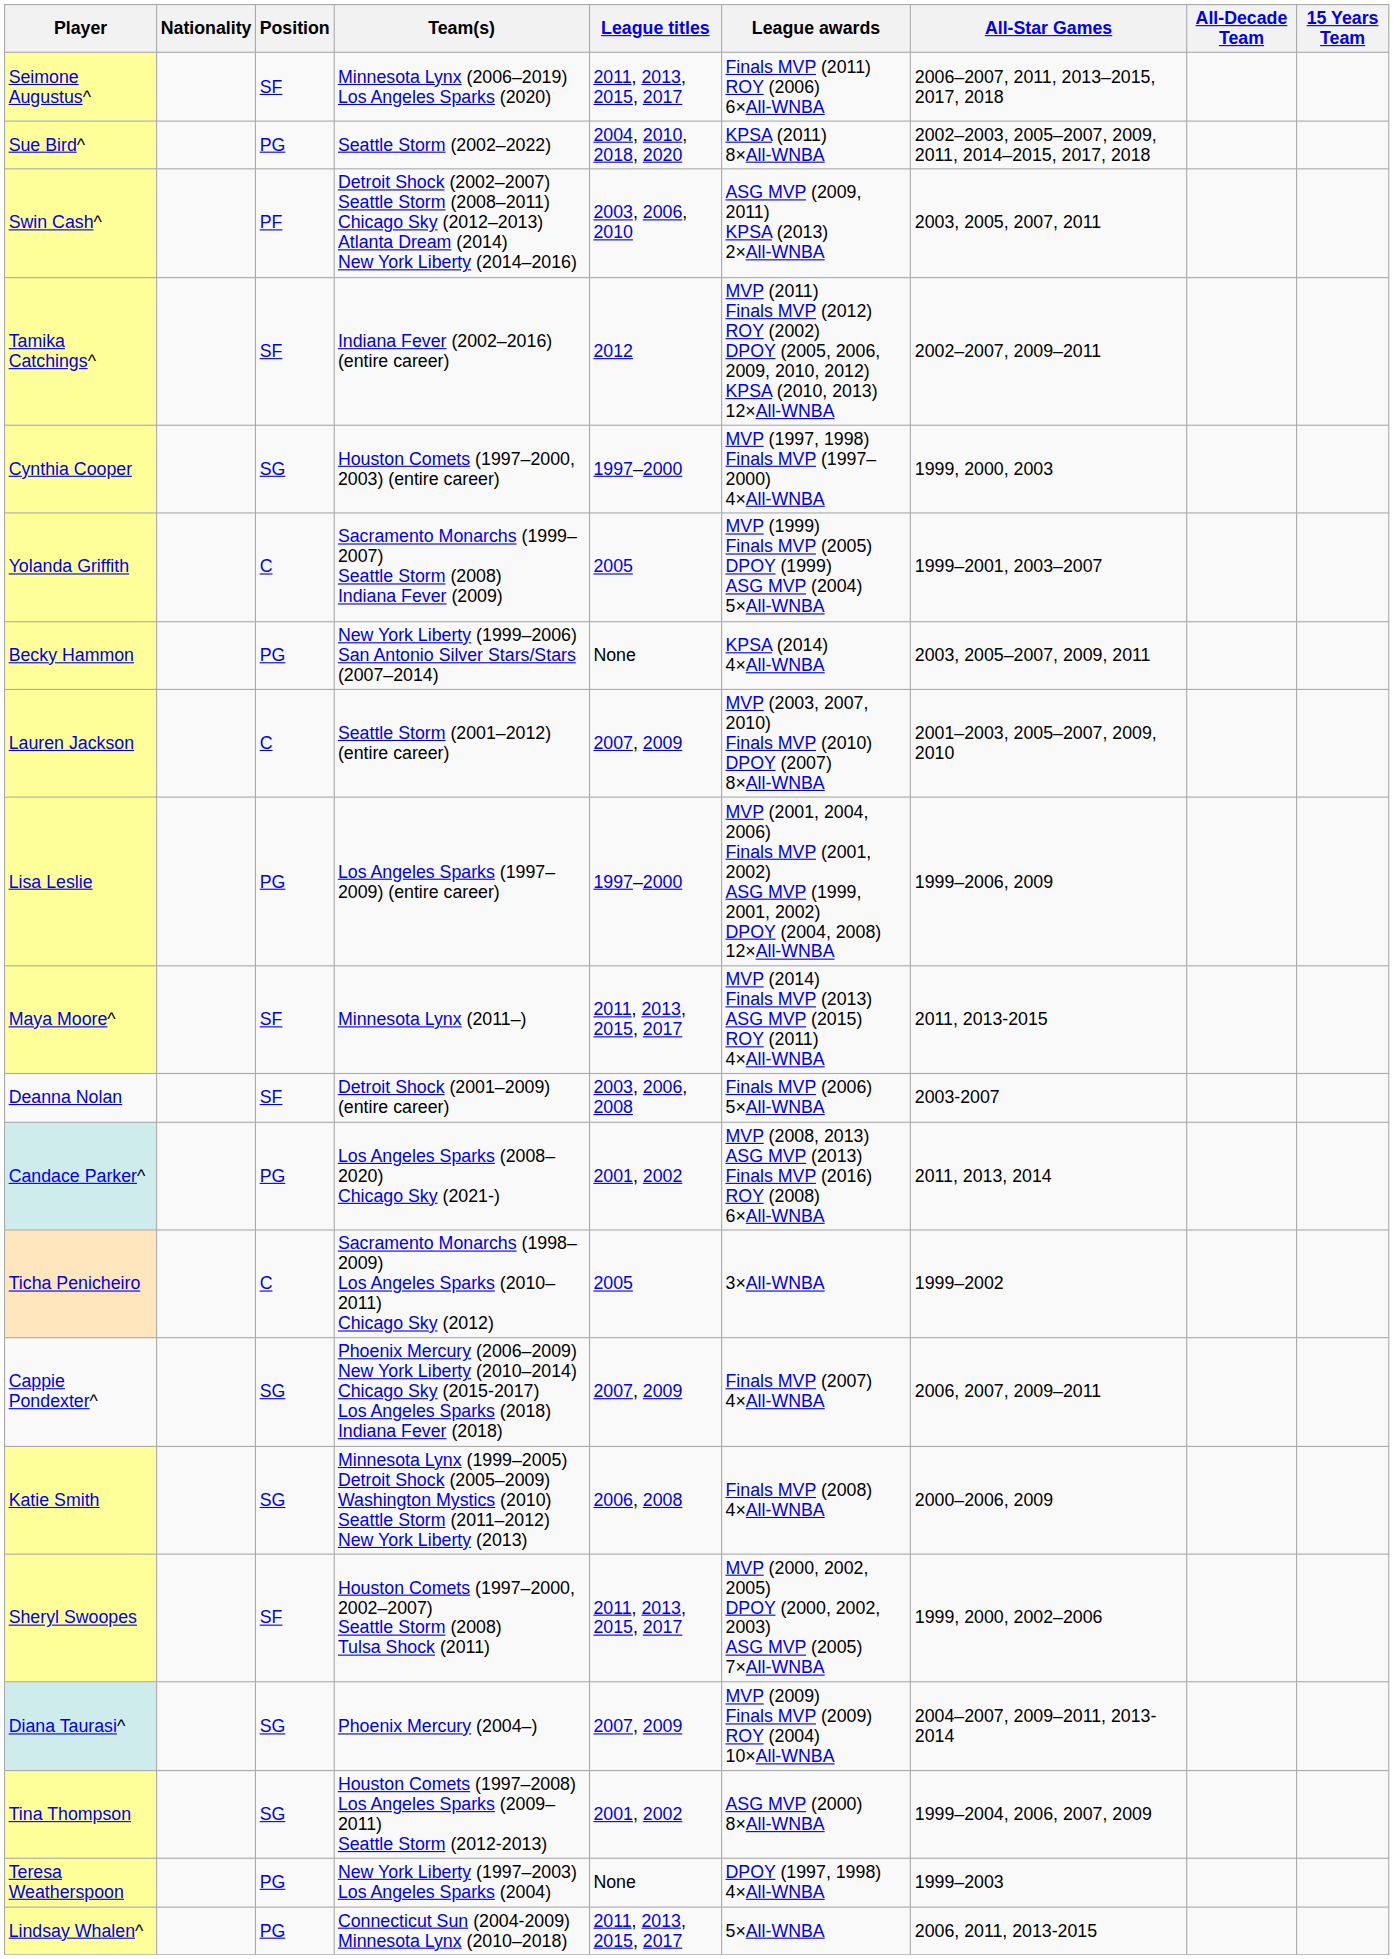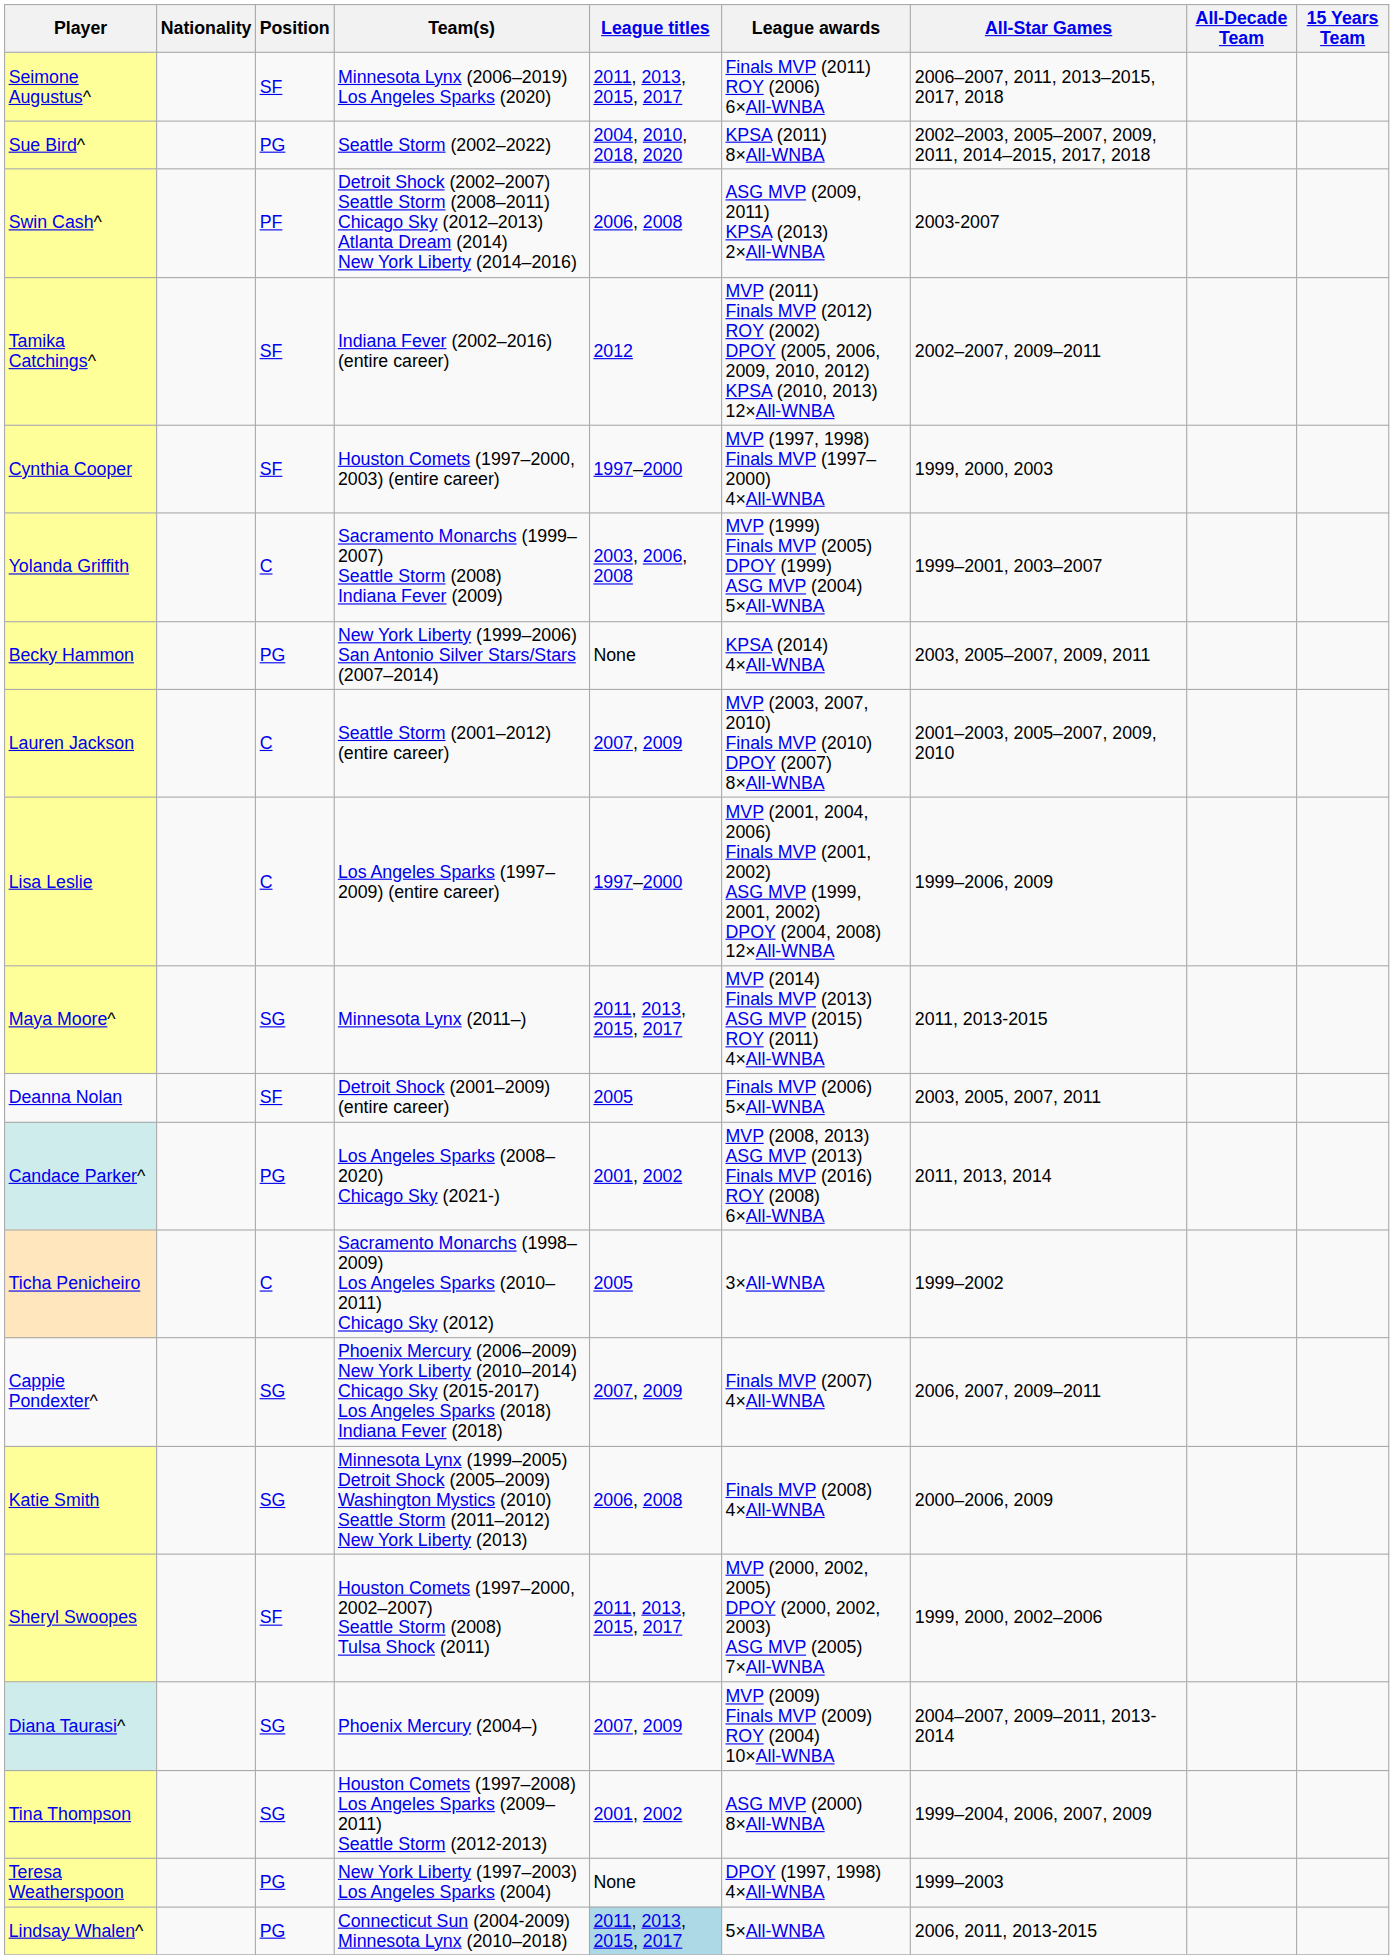(640, 222) 2003, 2006, 2010 -> (638, 222) 2006, 2008
(1008, 222) 2003, 2005, 2007, 2011 -> (957, 222) 2003-2007
(272, 469) SG -> (271, 469) SF
(613, 567) 2005 -> (640, 567) 2003, 2006, 2008
(272, 881) PG -> (266, 881) C
(271, 1019) SF -> (272, 1019) SG
(640, 1097) 2003, 2006, 2008 -> (613, 1097) 2005
(957, 1097) 2003-2007 -> (1008, 1097) 2003, 2005, 2007, 2011
(640, 1930) no background -> (640, 1930) lightblue background
